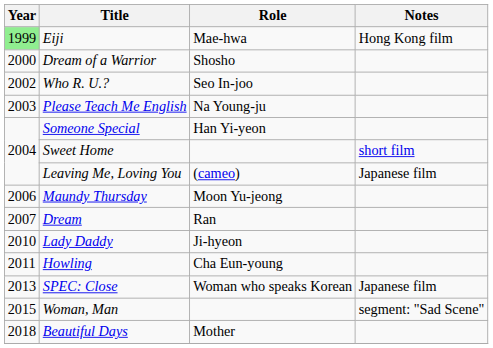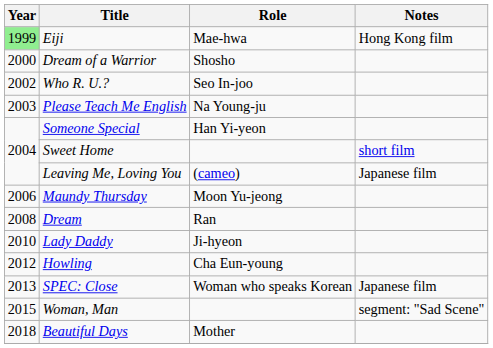(22, 219) 2007 -> (22, 219) 2008
(22, 264) 2011 -> (22, 264) 2012
